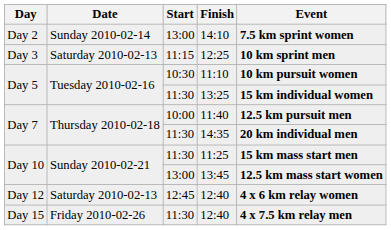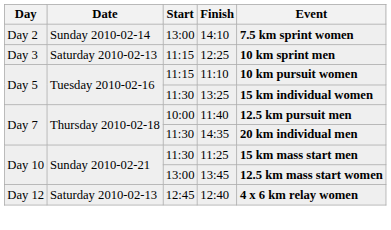(180, 74) 10:30 -> (180, 74) 11:15
- row: (26, 214)
